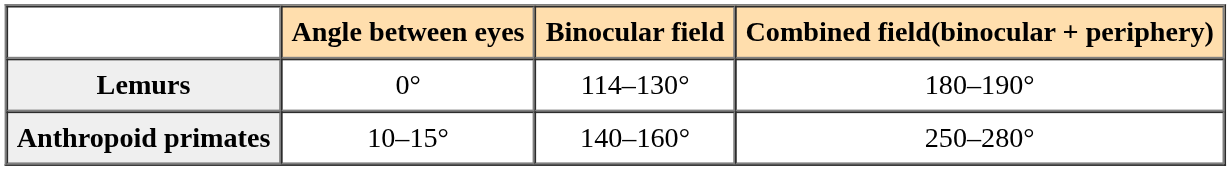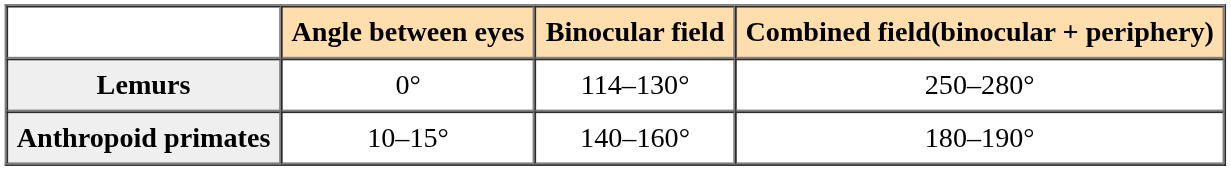(980, 84) 180–190° -> (980, 84) 250–280°
(980, 137) 250–280° -> (980, 137) 180–190°
